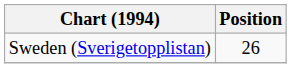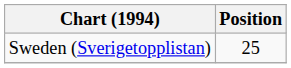(251, 47) 26 -> (251, 47) 25
